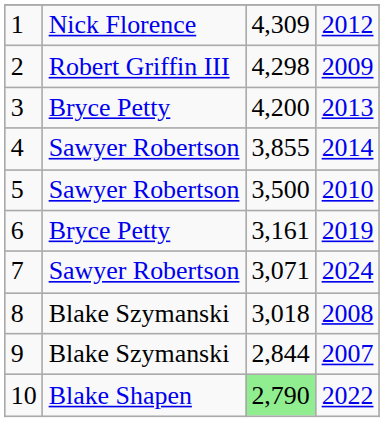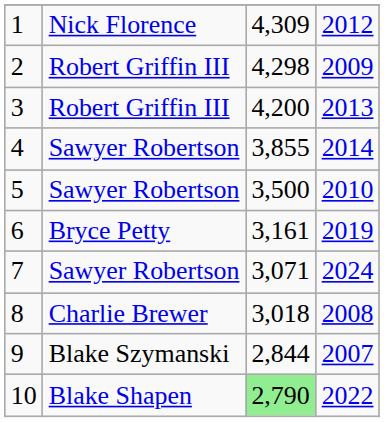(109, 107) Bryce Petty -> (139, 107) Robert Griffin III
(139, 312) Blake Szymanski -> (128, 312) Charlie Brewer
